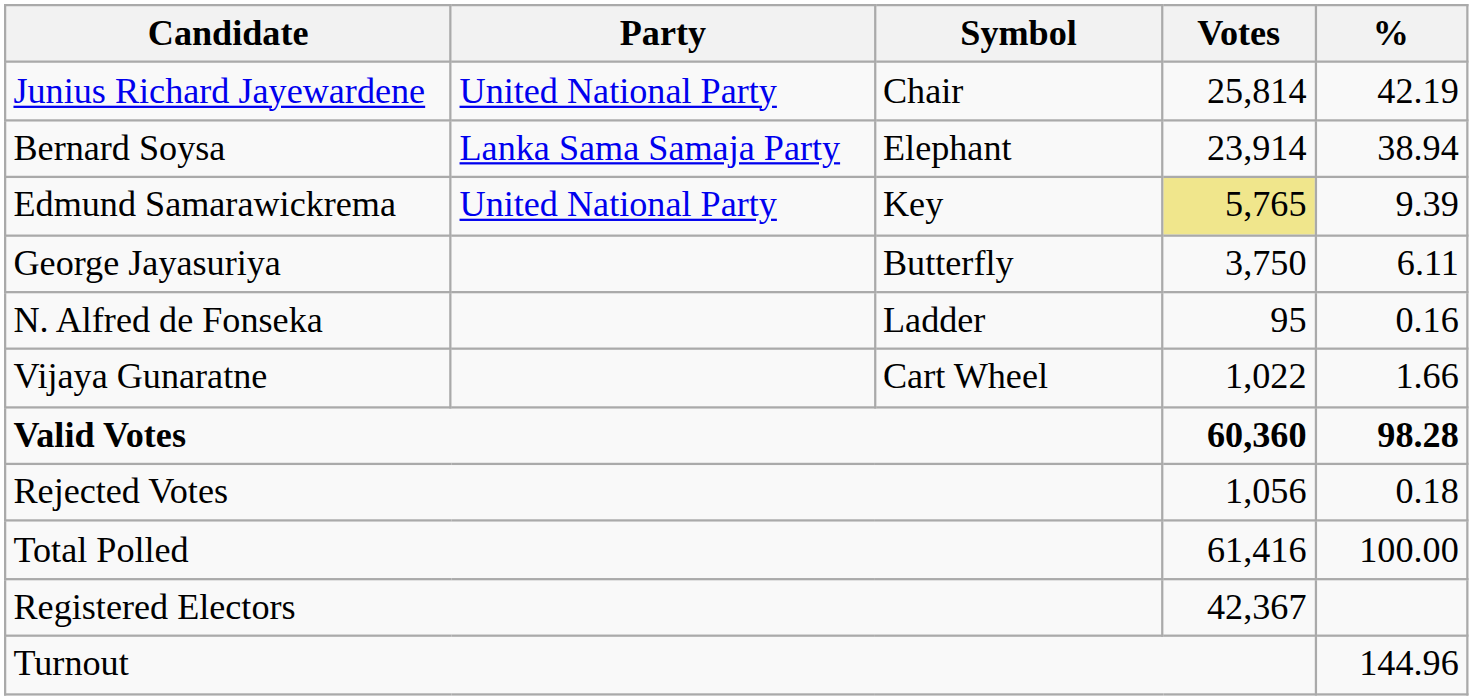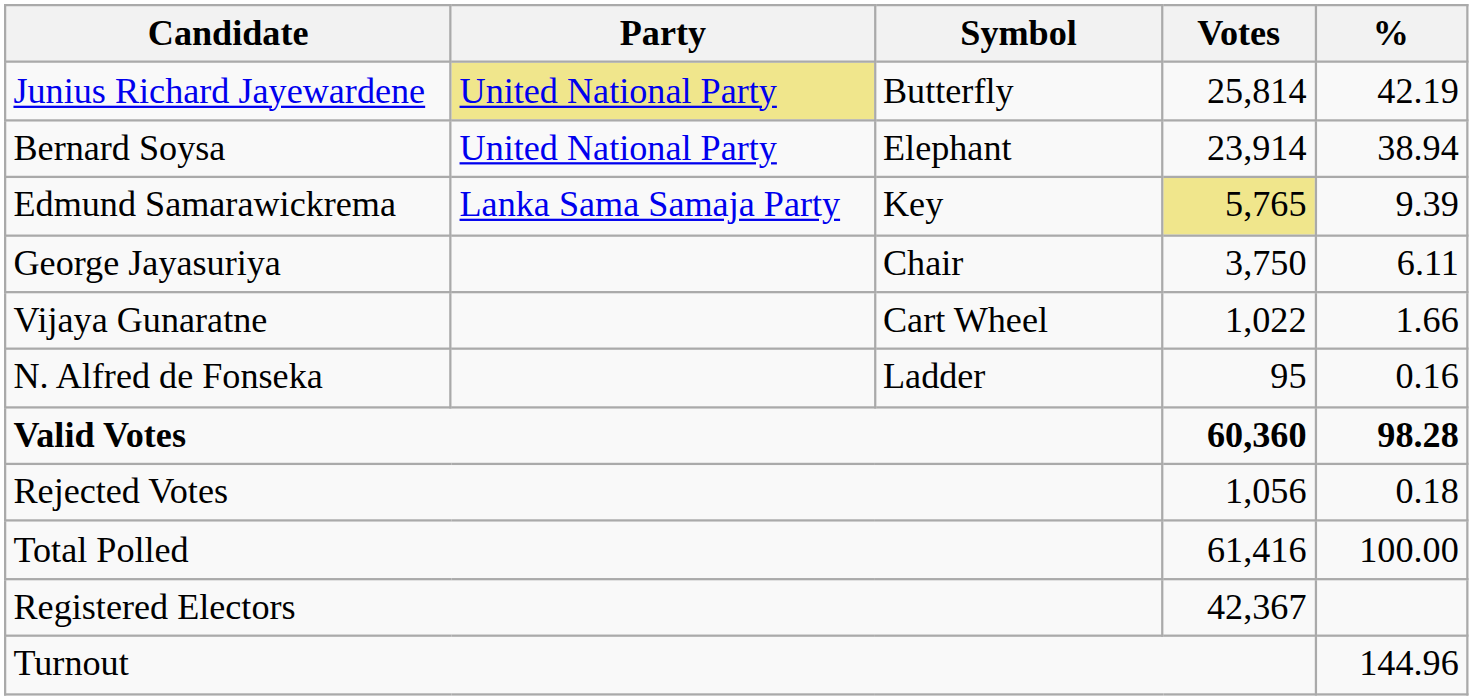(618, 90) no background -> (618, 90) khaki background
(923, 90) Chair -> (948, 90) Butterfly
(650, 147) Lanka Sama Samaja Party -> (618, 147) United National Party
(618, 205) United National Party -> (650, 205) Lanka Sama Samaja Party
(948, 262) Butterfly -> (923, 262) Chair
rows swapped: (140, 377) <-> (168, 319)
